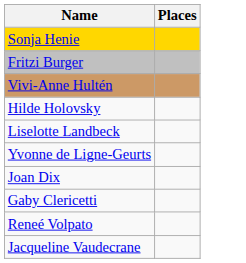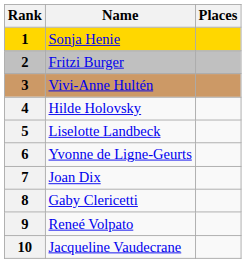+ column: (25, 16)
